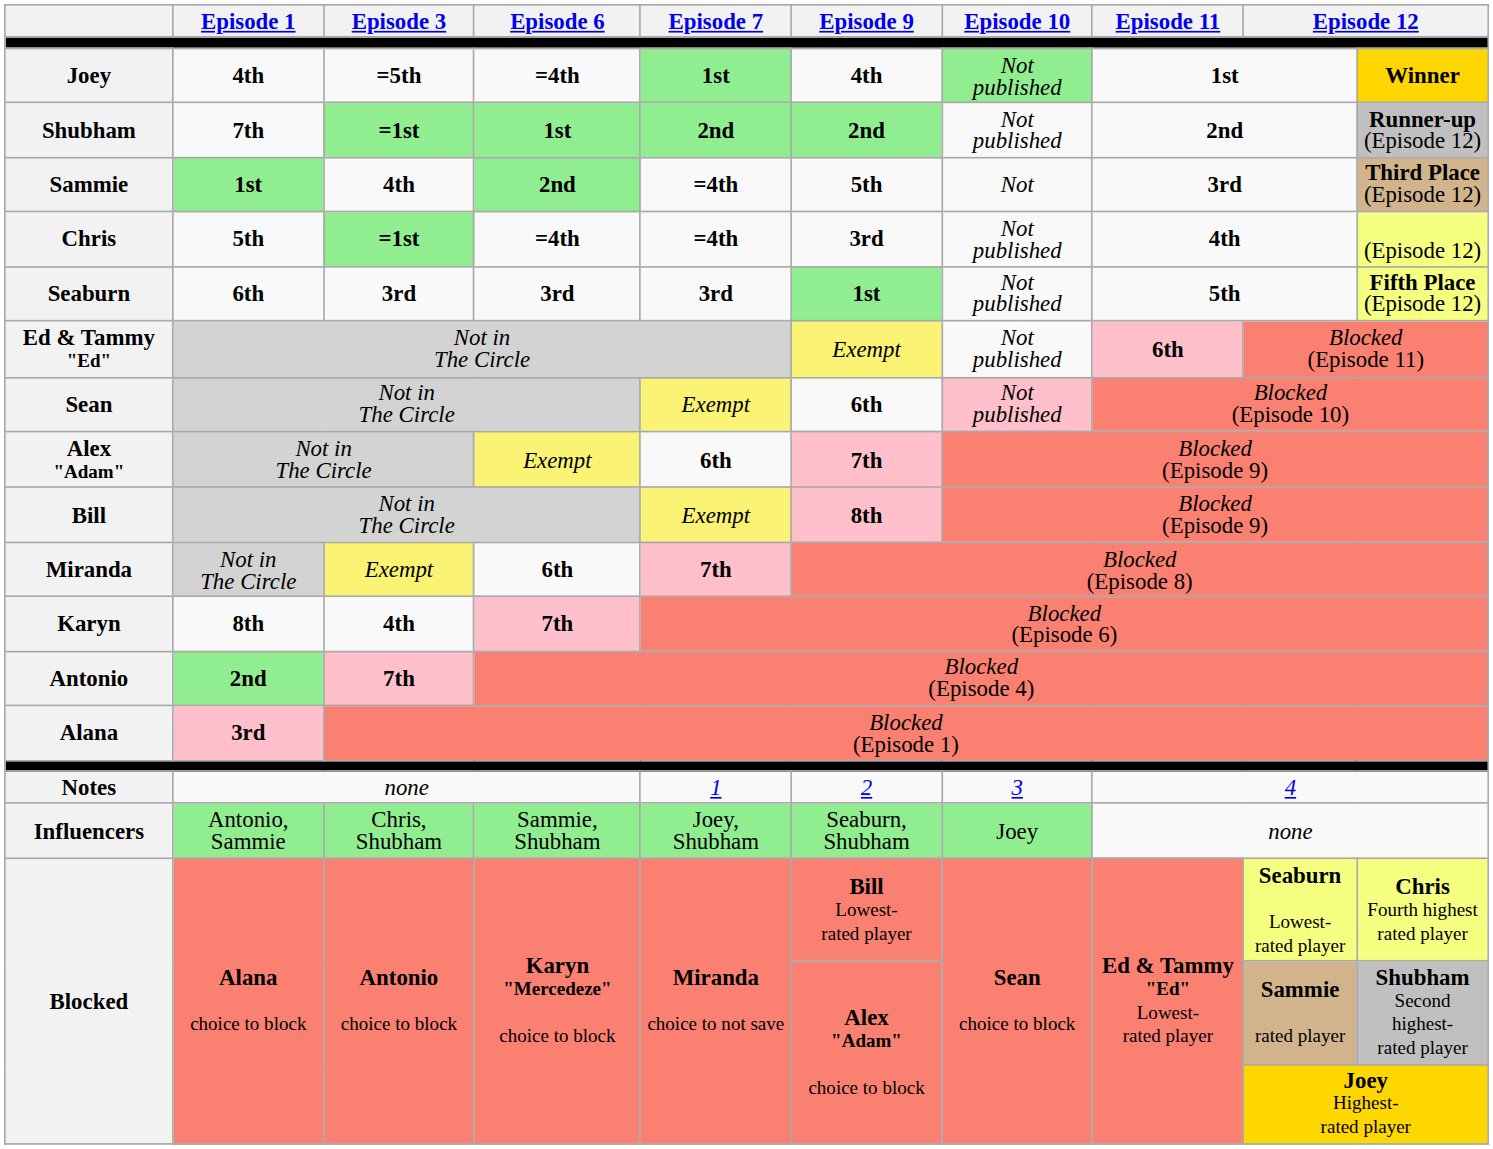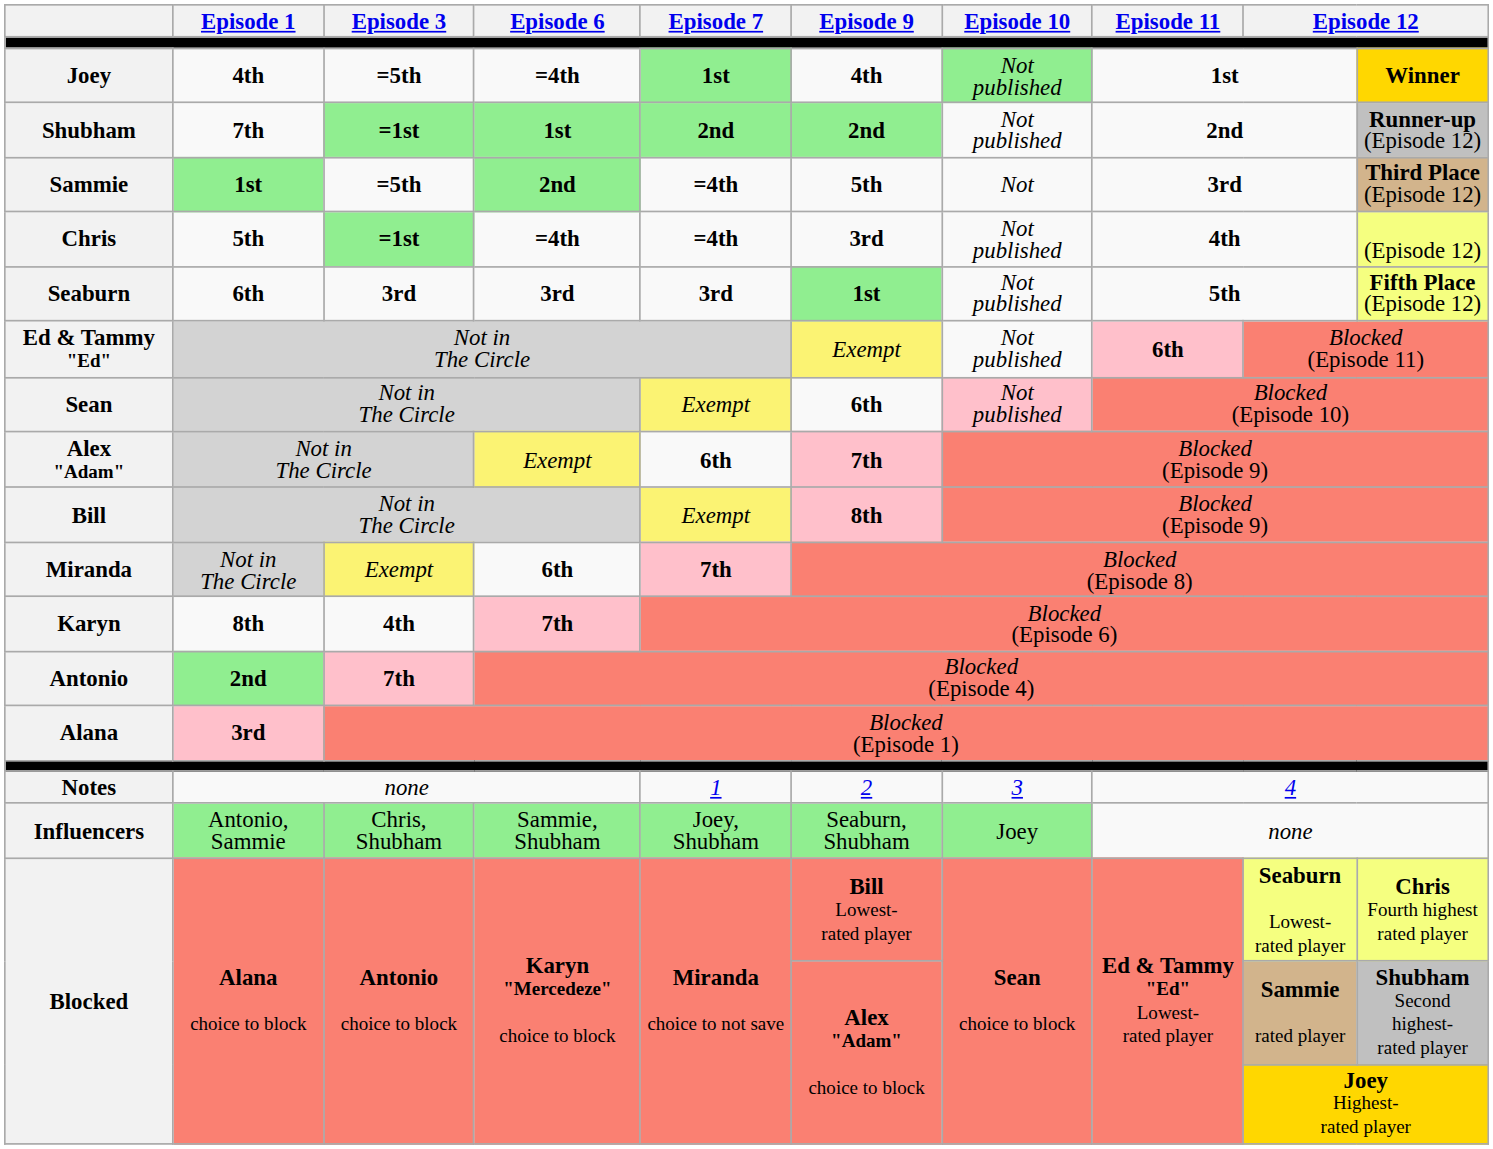(399, 184) 4th -> (399, 184) =5th
